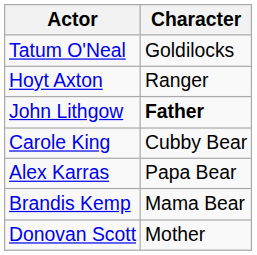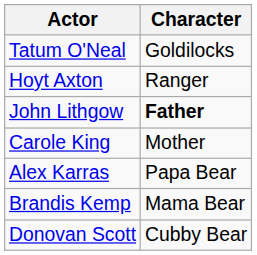(196, 142) Cubby Bear -> (175, 142) Mother
(175, 234) Mother -> (196, 234) Cubby Bear
